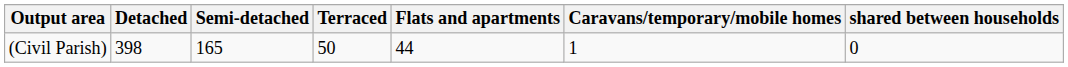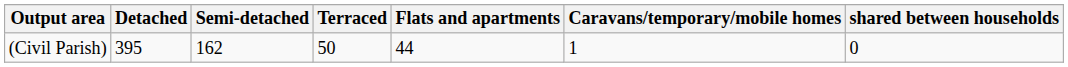(129, 47) 398 -> (129, 47) 395
(209, 47) 165 -> (209, 47) 162
